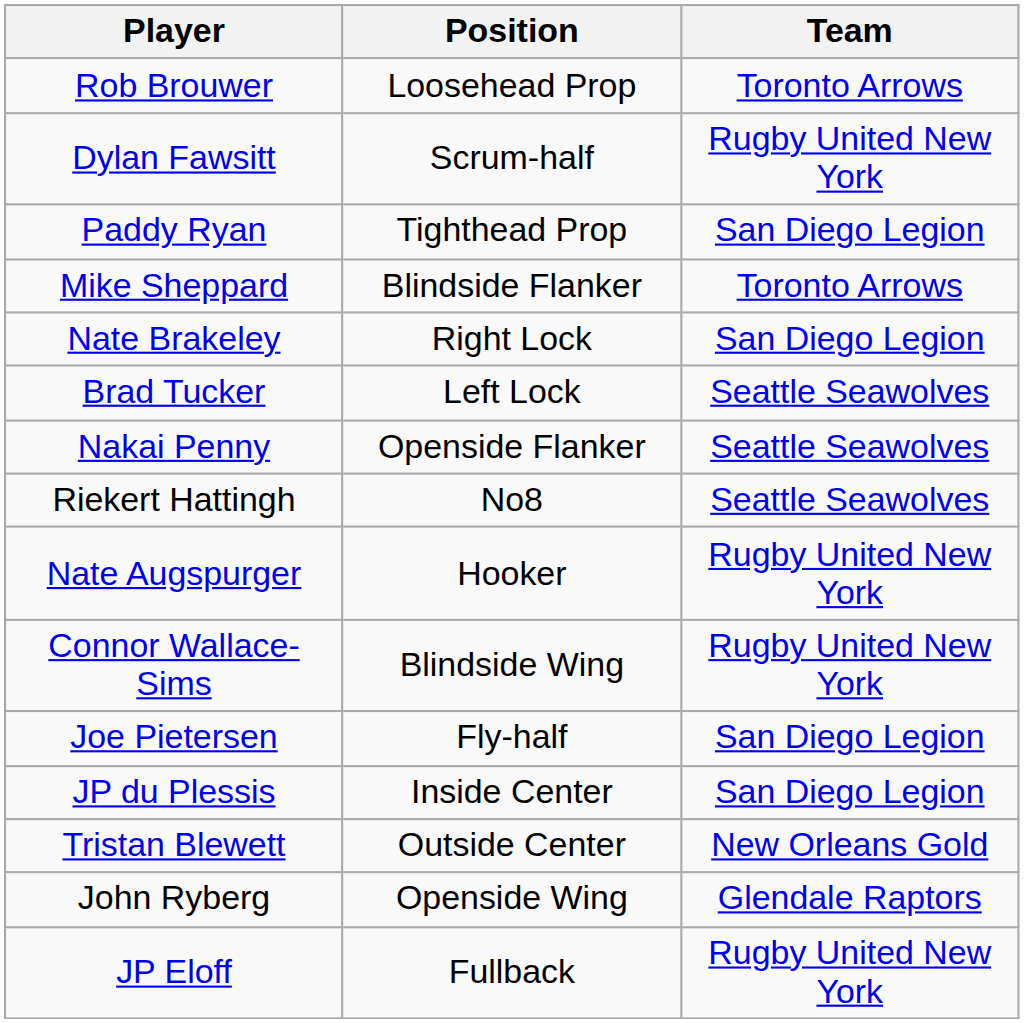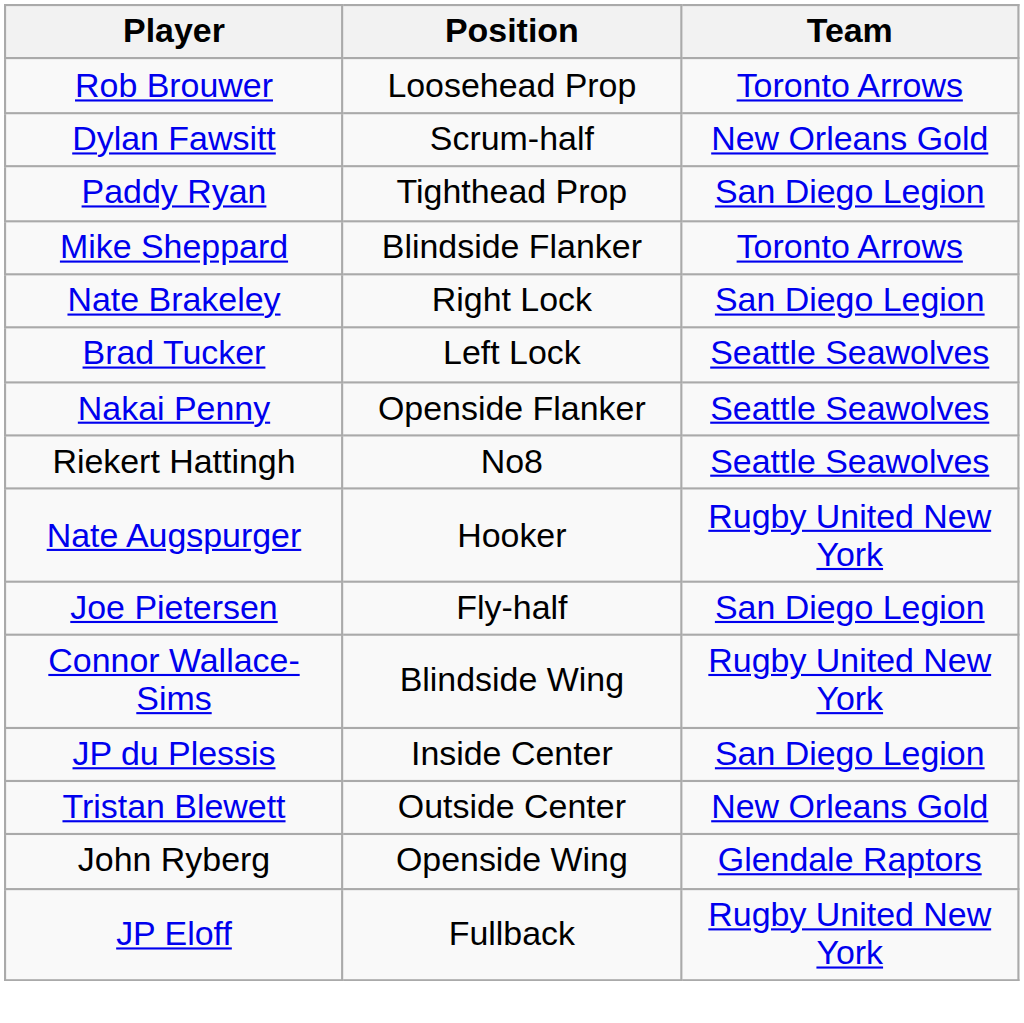(850, 158) Rugby United New York -> (850, 138) New Orleans Gold
rows swapped: (174, 737) <-> (174, 664)
